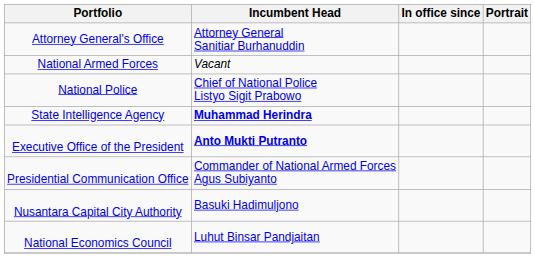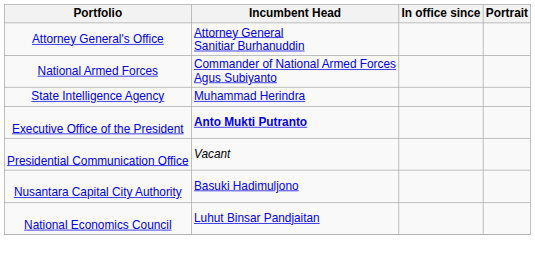(212, 64) Vacant -> (295, 71) Commander of National Armed Forces Agus Subiyanto
- row: (98, 90)
(253, 115) bold -> (250, 96) normal
(295, 173) Commander of National Armed Forces Agus Subiyanto -> (212, 154) Vacant
